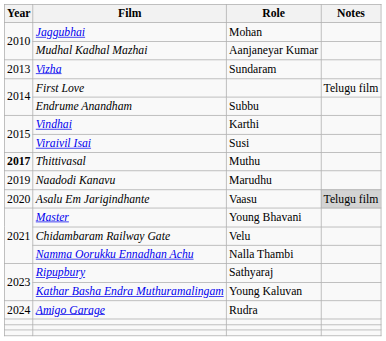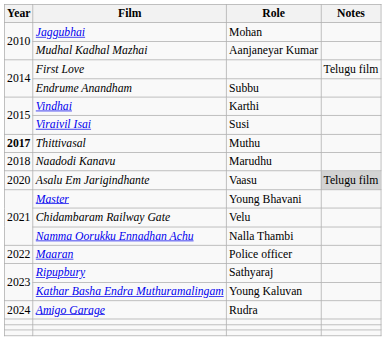- row: (49, 69)
(19, 180) 2019 -> (19, 161) 2018
+ row: (55, 254)
